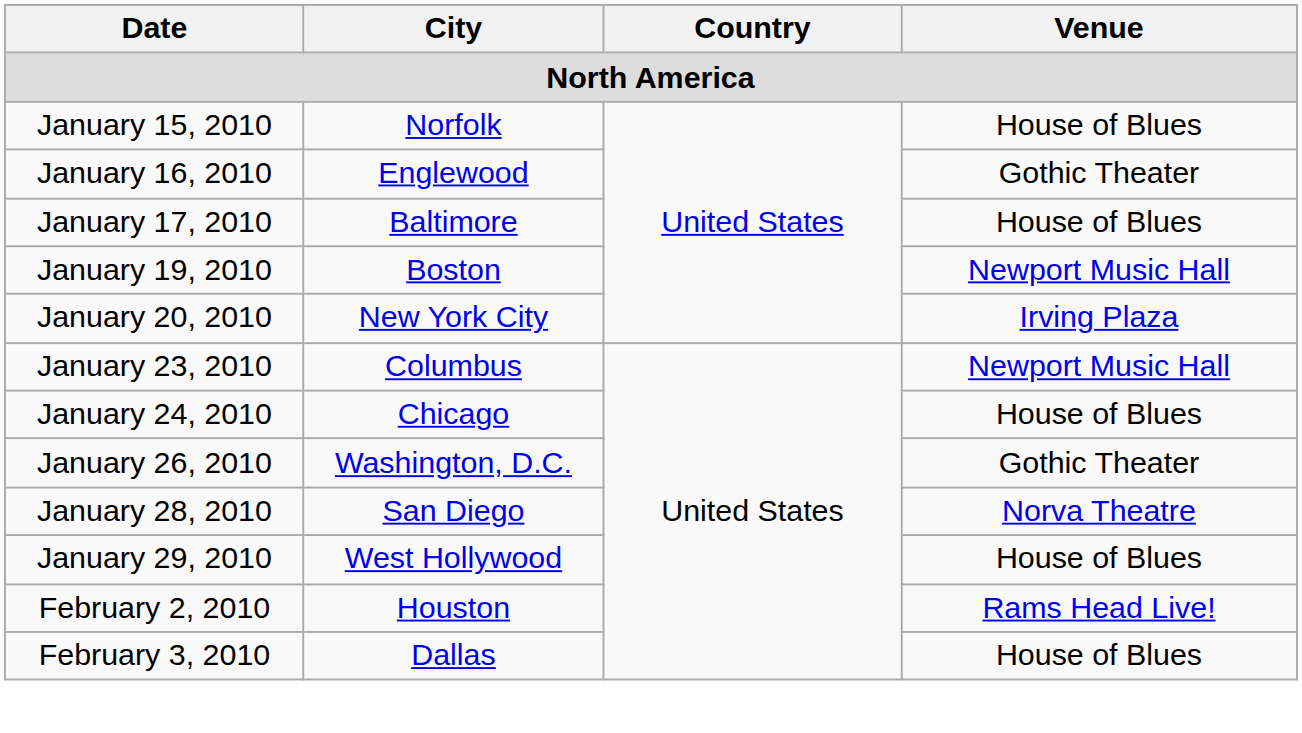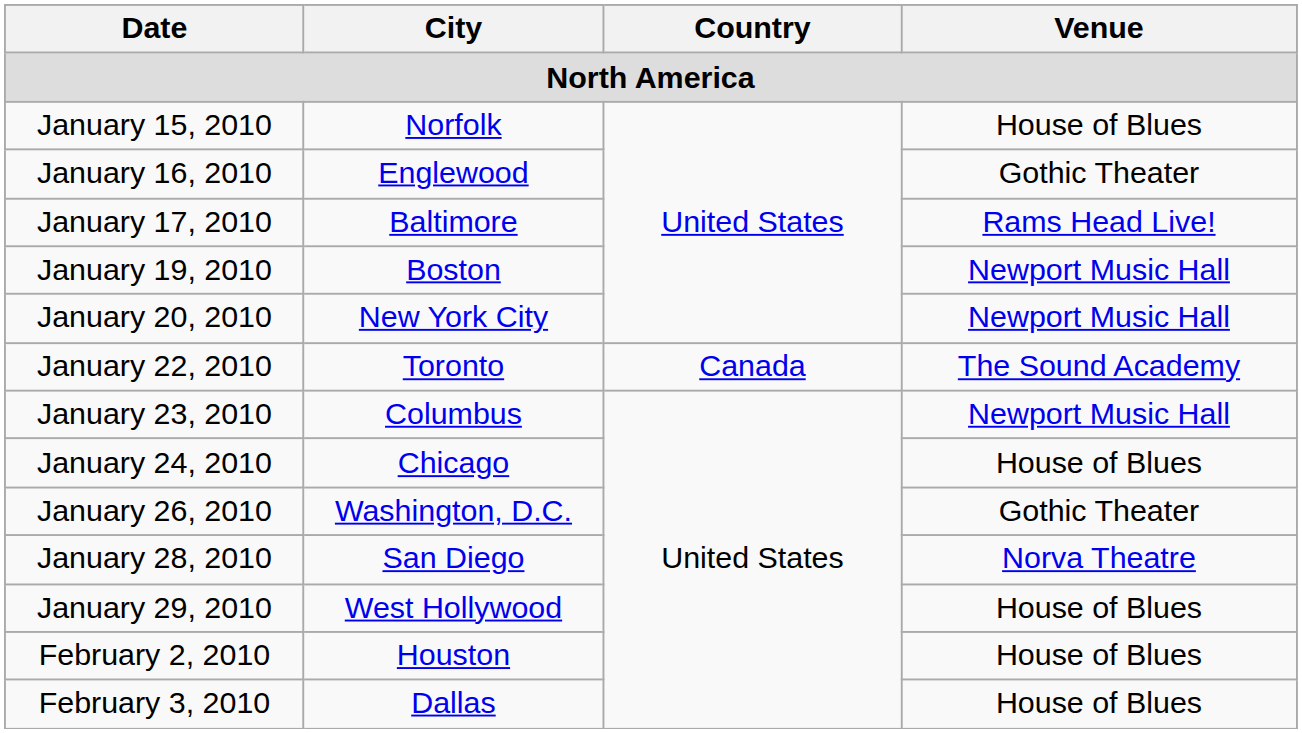(1099, 221) House of Blues -> (1099, 221) Rams Head Live!
(1099, 317) Irving Plaza -> (1099, 317) Newport Music Hall
+ row: (154, 366)
(1099, 607) Rams Head Live! -> (1099, 655) House of Blues
